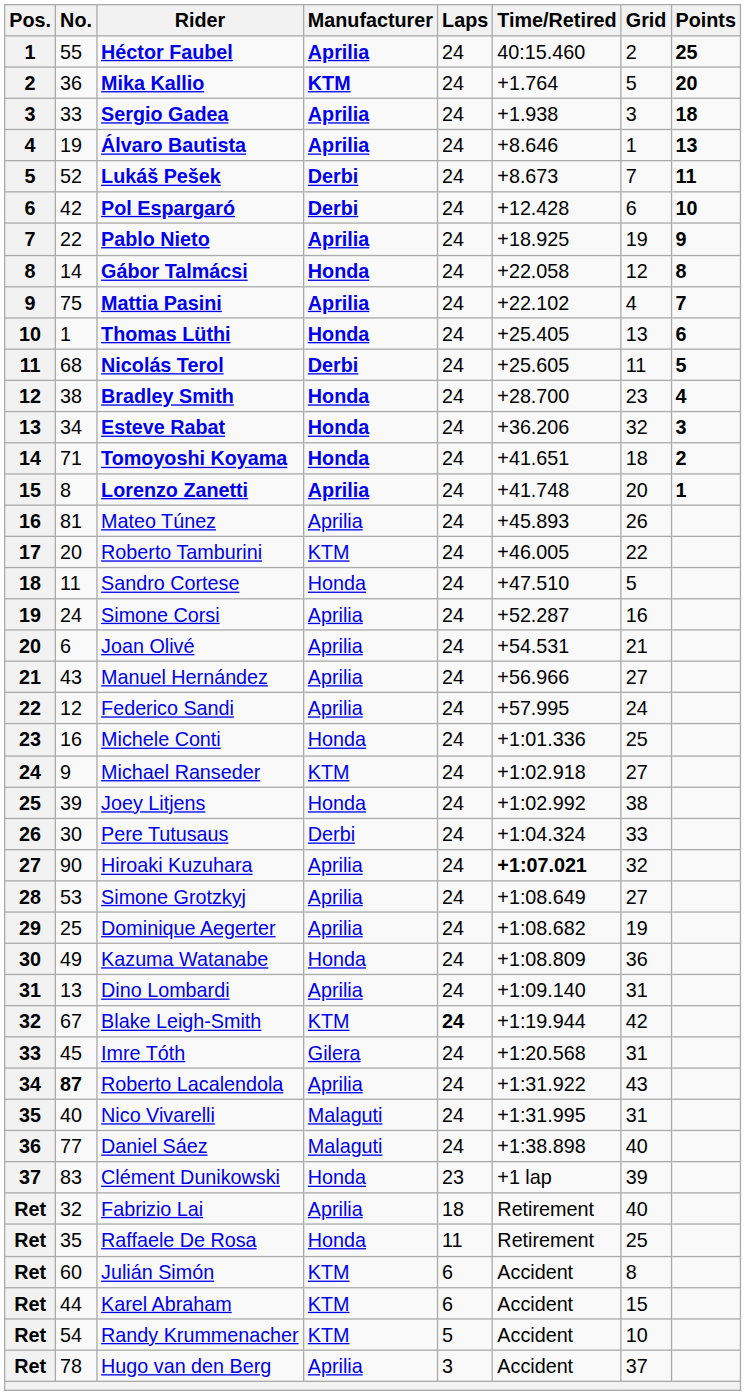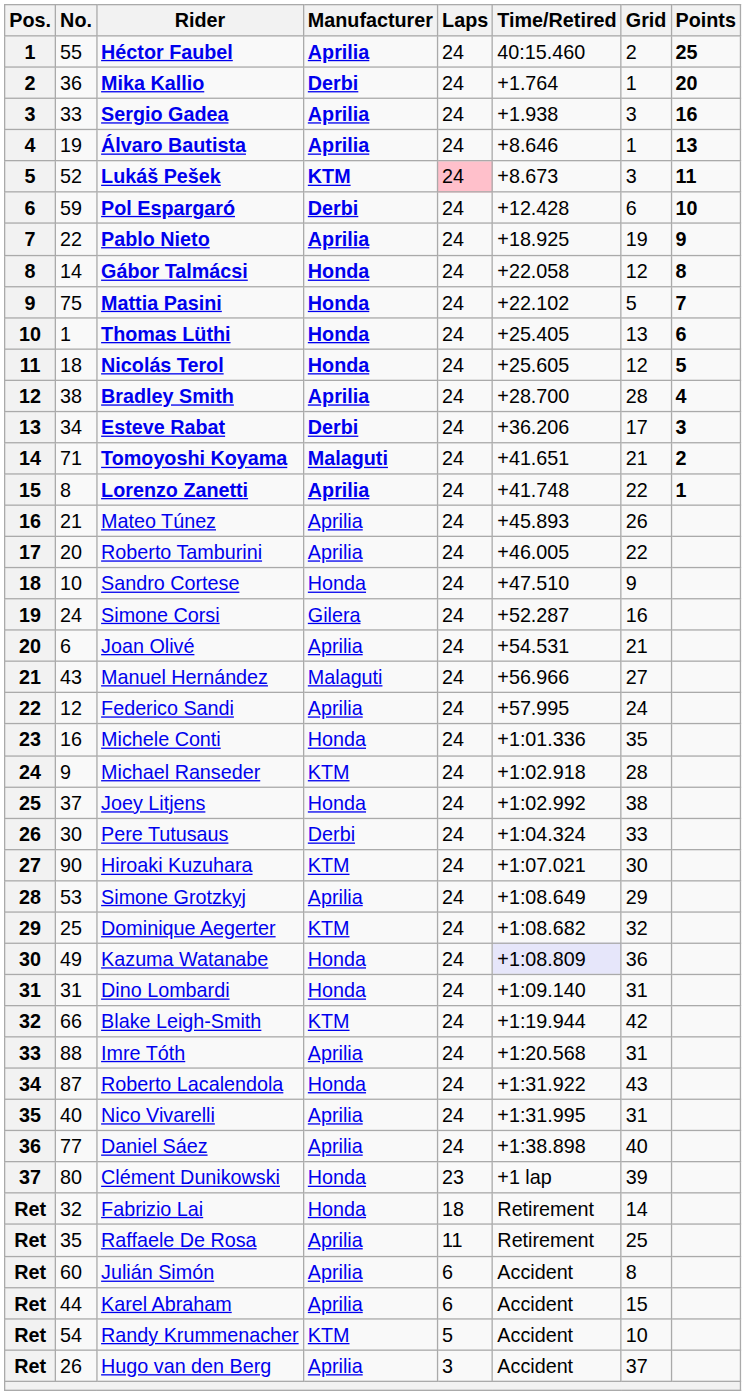(329, 83) KTM -> (333, 83) Derbi
(631, 83) 5 -> (631, 83) 1
(687, 114) 18 -> (687, 114) 16
(333, 177) Derbi -> (329, 177) KTM
(453, 177) no background -> (453, 177) pink background
(631, 177) 7 -> (631, 177) 3
(71, 208) 42 -> (71, 208) 59
(339, 302) Aprilia -> (339, 302) Honda
(631, 302) 4 -> (631, 302) 5
(71, 365) 68 -> (71, 365) 18
(333, 365) Derbi -> (339, 365) Honda
(636, 365) 11 -> (637, 365) 12
(339, 396) Honda -> (339, 396) Aprilia
(637, 396) 23 -> (637, 396) 28
(339, 427) Honda -> (333, 427) Derbi
(637, 427) 32 -> (637, 427) 17
(339, 458) Honda -> (348, 458) Malaguti
(637, 458) 18 -> (637, 458) 21
(637, 490) 20 -> (637, 490) 22
(71, 521) 81 -> (71, 521) 21
(329, 552) KTM -> (335, 552) Aprilia
(70, 584) 11 -> (71, 584) 10
(631, 584) 5 -> (631, 584) 9
(335, 615) Aprilia -> (334, 615) Gilera
(335, 677) Aprilia -> (345, 677) Malaguti
(637, 740) 25 -> (637, 740) 35
(637, 771) 27 -> (637, 771) 28
(71, 803) 39 -> (71, 803) 37
(335, 865) Aprilia -> (329, 865) KTM
(542, 865) bold -> (542, 865) normal
(637, 865) 32 -> (637, 865) 30
(637, 896) 27 -> (637, 896) 29
(335, 928) Aprilia -> (329, 928) KTM
(637, 928) 19 -> (637, 928) 32
(542, 959) no background -> (542, 959) lavender background
(71, 990) 13 -> (71, 990) 31
(335, 990) Aprilia -> (337, 990) Honda
(71, 1021) 67 -> (71, 1021) 66
(453, 1021) bold -> (453, 1021) normal
(71, 1053) 45 -> (71, 1053) 88
(334, 1053) Gilera -> (335, 1053) Aprilia
(71, 1084) bold -> (71, 1084) normal
(335, 1084) Aprilia -> (337, 1084) Honda
(345, 1115) Malaguti -> (335, 1115) Aprilia
(345, 1147) Malaguti -> (335, 1147) Aprilia
(71, 1178) 83 -> (71, 1178) 80
(335, 1209) Aprilia -> (337, 1209) Honda
(637, 1209) 40 -> (637, 1209) 14
(337, 1240) Honda -> (335, 1240) Aprilia
(329, 1272) KTM -> (335, 1272) Aprilia
(329, 1303) KTM -> (335, 1303) Aprilia
(71, 1366) 78 -> (71, 1366) 26
